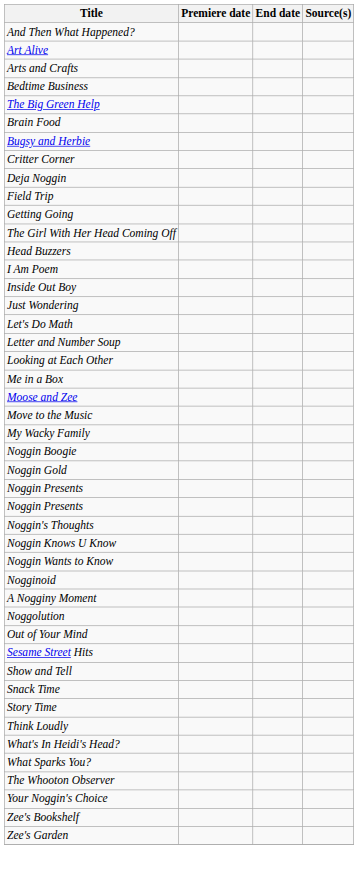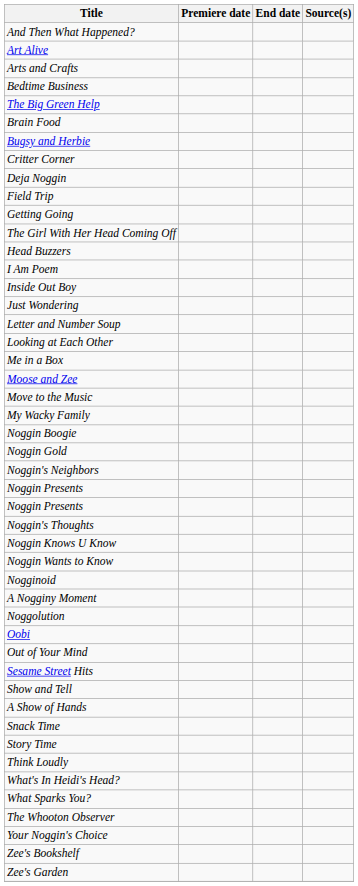- row: (40, 324)
+ row: (53, 470)
+ row: (19, 634)
+ row: (47, 707)
